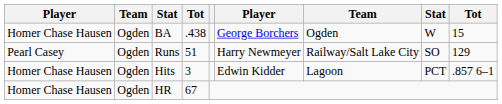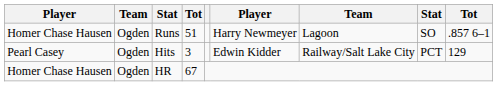- row: (163, 33)
(36, 52) Pearl Casey -> (59, 33) Homer Chase Hausen
(363, 52) Railway/Salt Lake City -> (320, 33) Lagoon
(461, 52) 129 -> (469, 33) .857 6–1
(59, 71) Homer Chase Hausen -> (36, 52) Pearl Casey
(325, 71) Lagoon -> (358, 52) Railway/Salt Lake City
(473, 71) .857 6–1 -> (457, 52) 129
